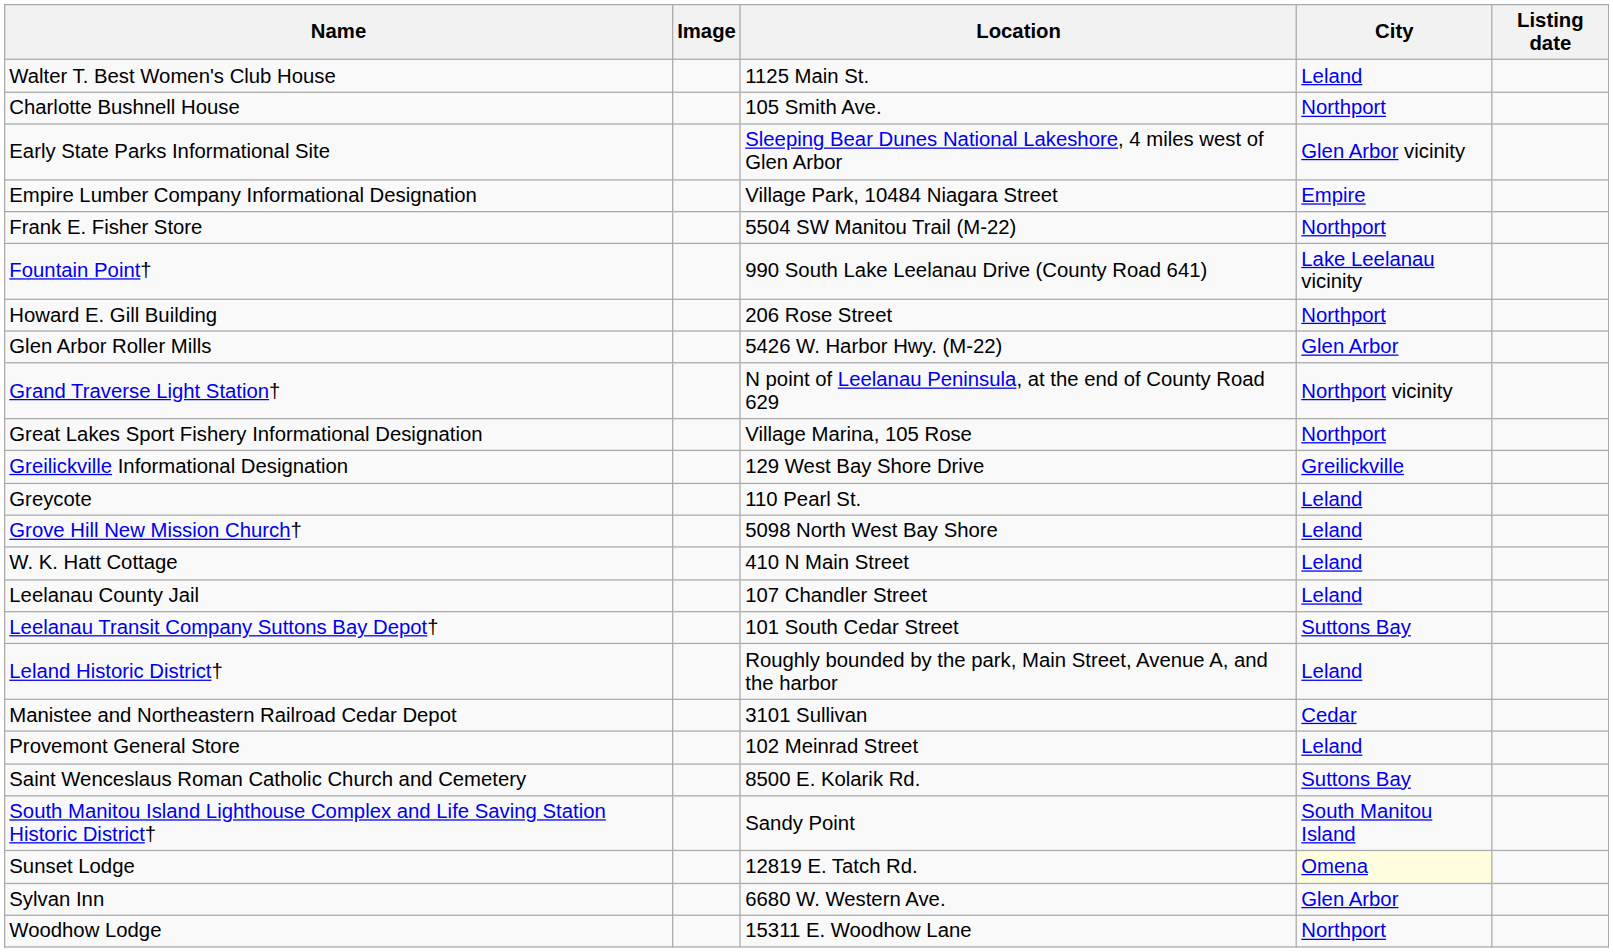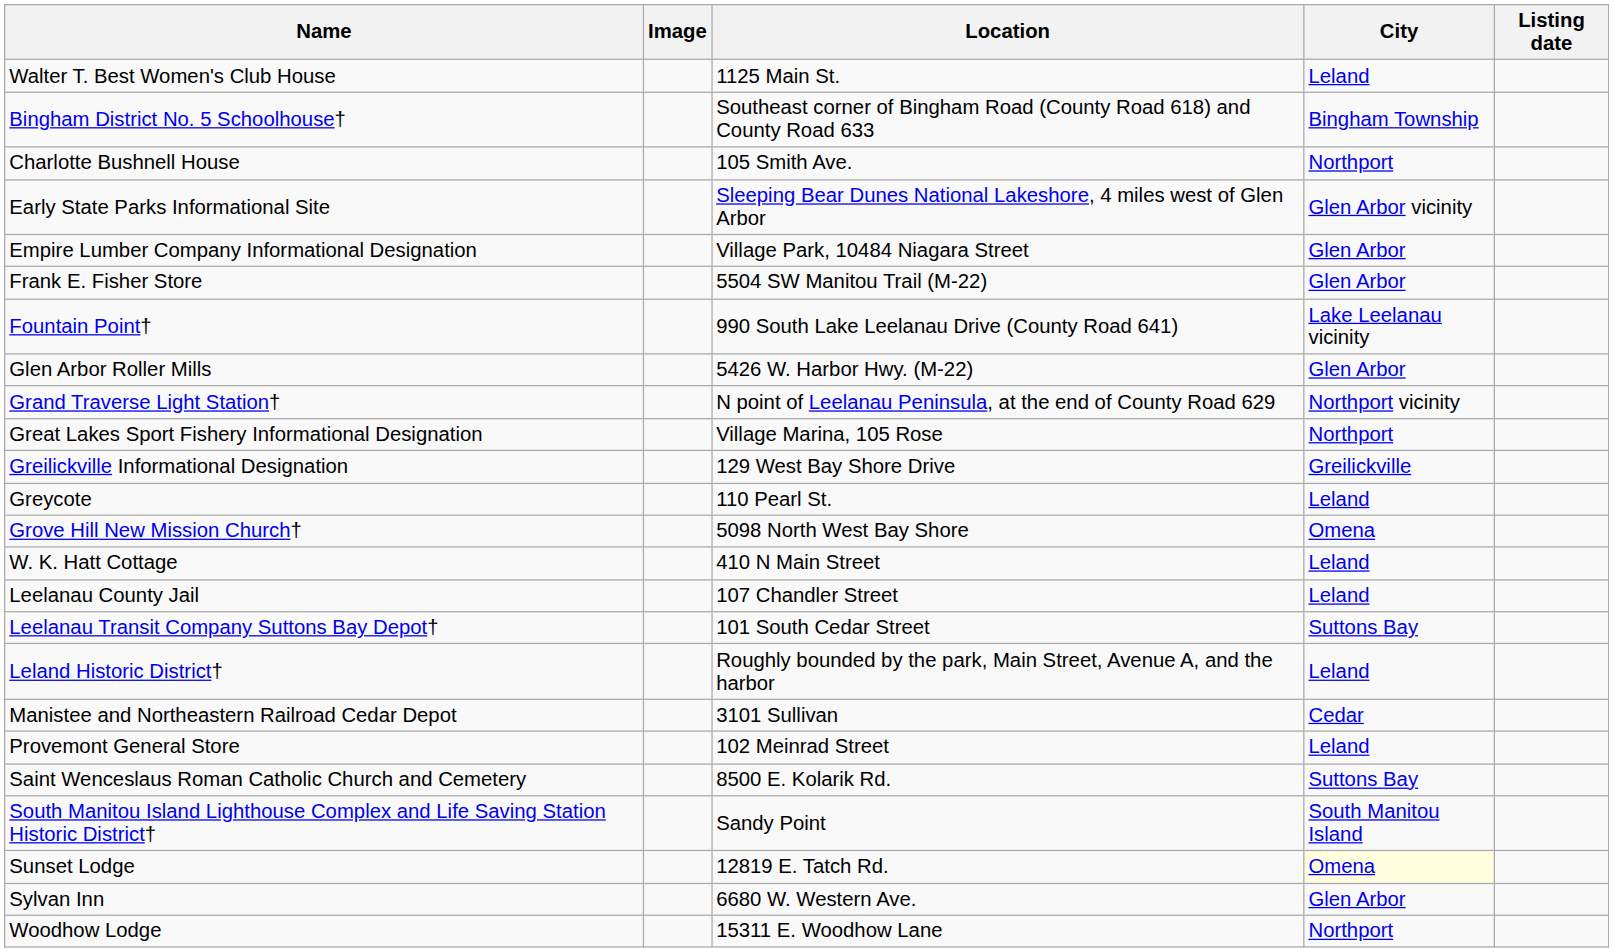+ row: (178, 119)
(1333, 195) Empire -> (1357, 250) Glen Arbor
(1344, 227) Northport -> (1357, 282) Glen Arbor
- row: (113, 314)
(1332, 530) Leland -> (1342, 530) Omena
